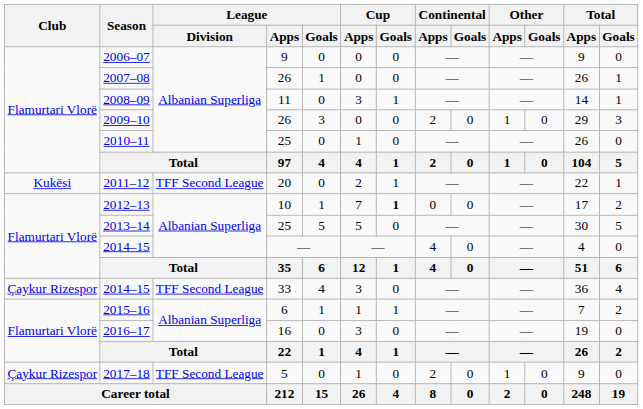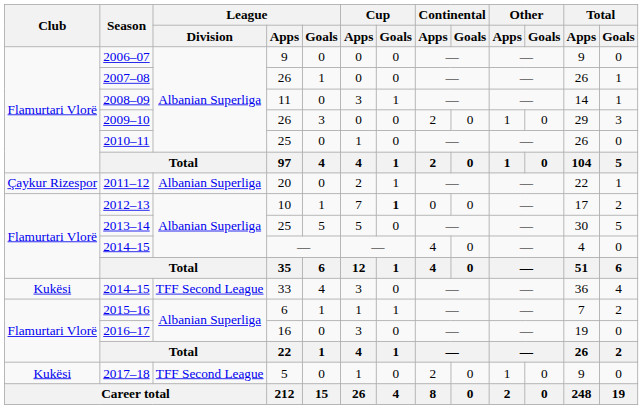(52, 183) Kukësi -> (52, 183) Çaykur Rizespor
(210, 183) TFF Second League -> (210, 183) Albanian Superliga
(52, 288) Çaykur Rizespor -> (52, 288) Kukësi
(52, 373) Çaykur Rizespor -> (52, 373) Kukësi
